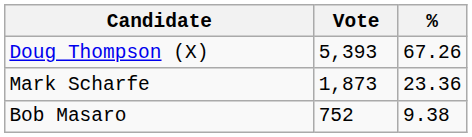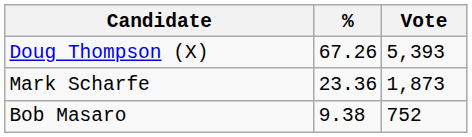columns swapped: (356, 21) <-> (432, 21)
